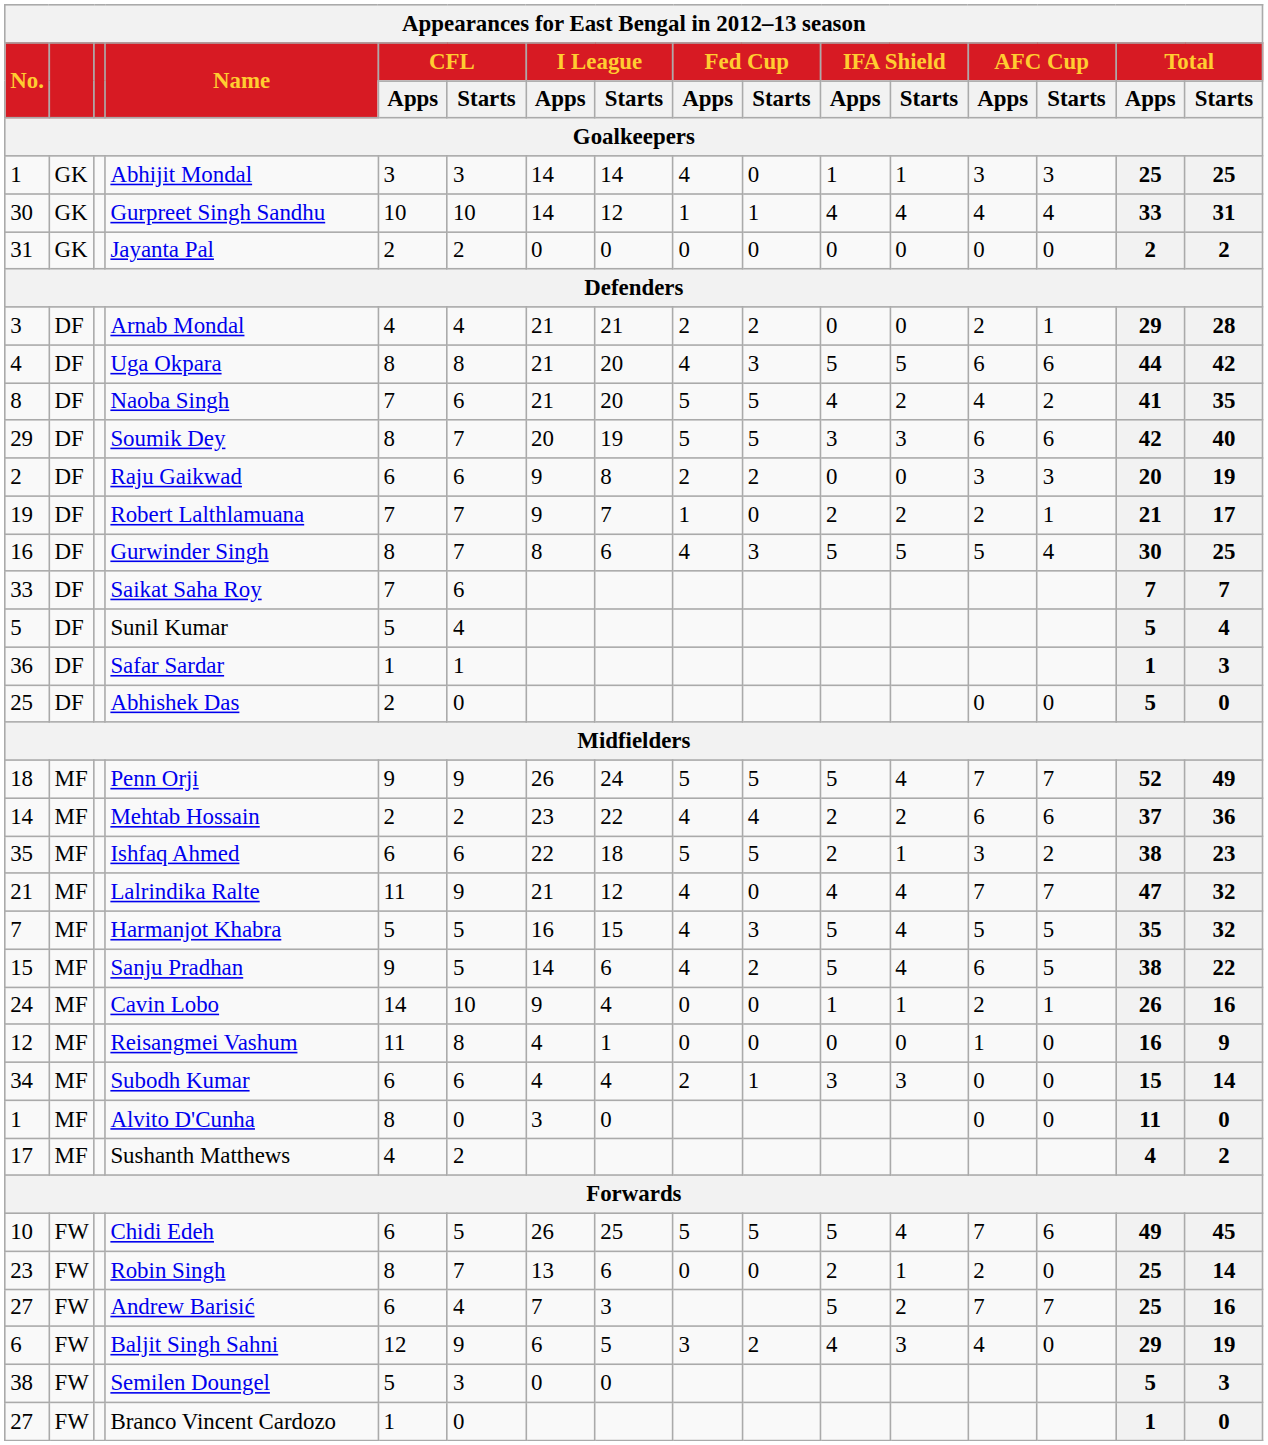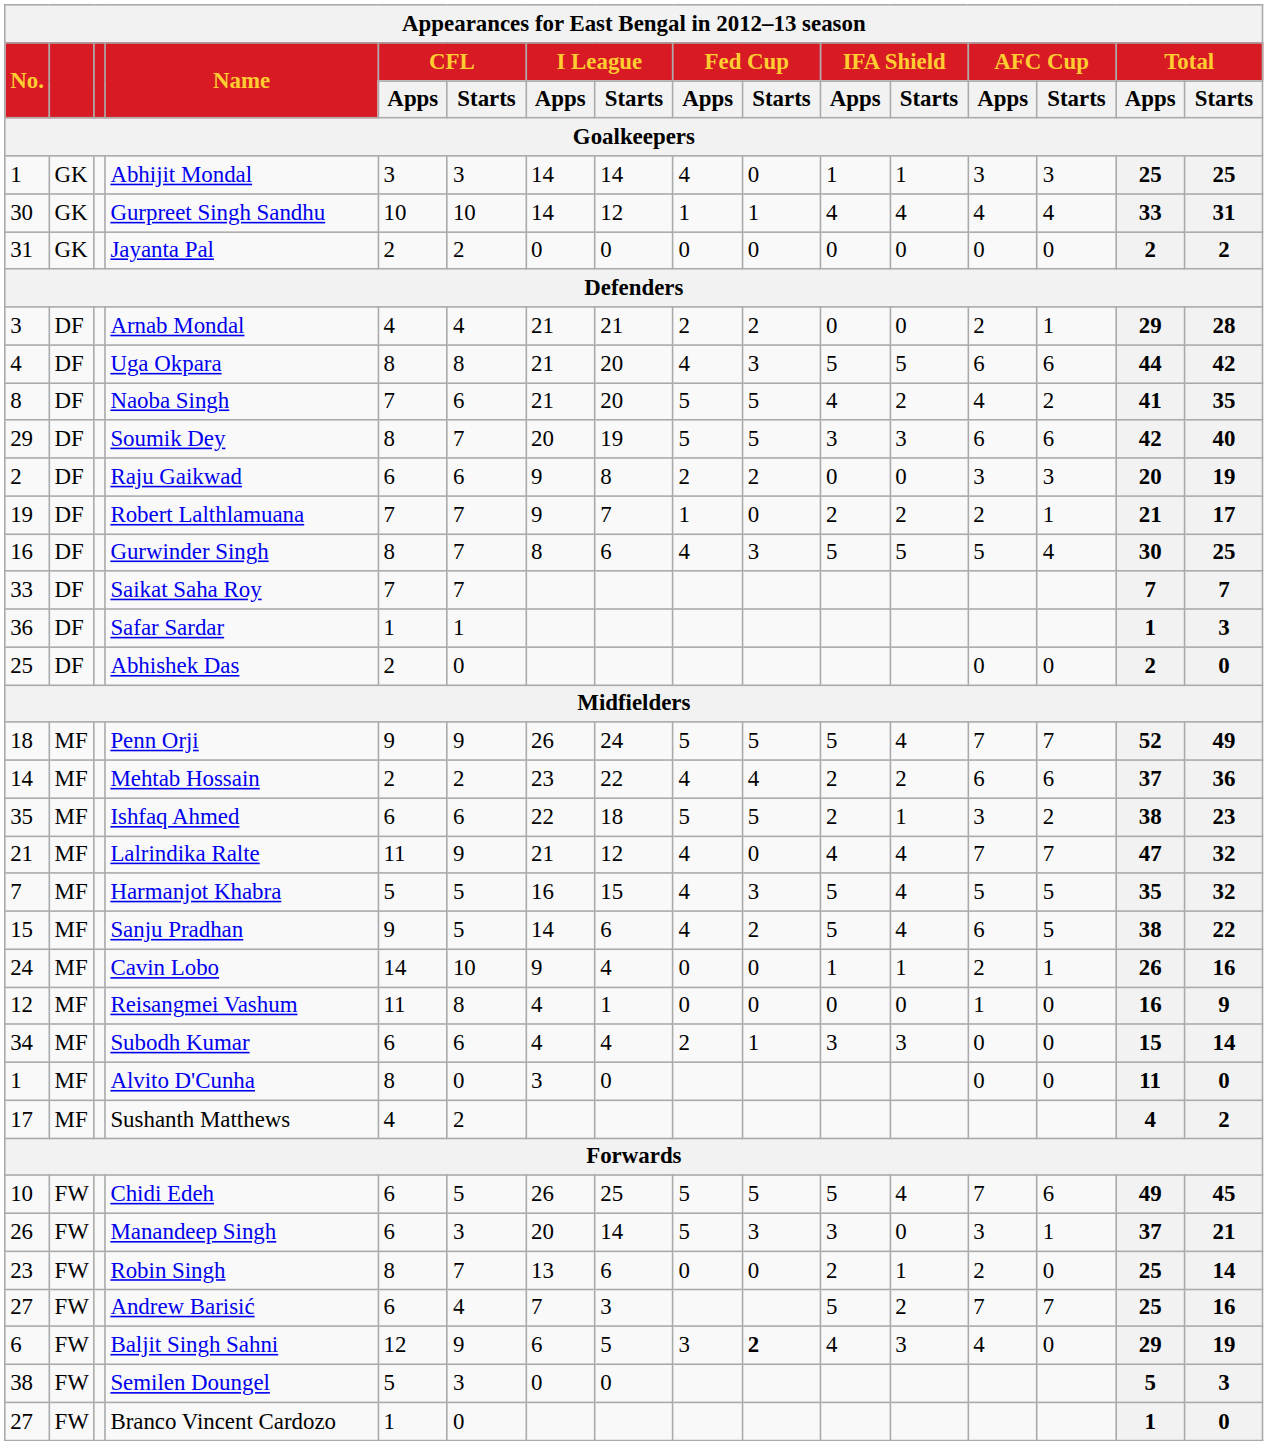(459, 590) 6 -> (459, 590) 7
- row: (169, 627)
(1150, 703) 5 -> (1150, 665) 2
+ row: (193, 1232)
(754, 1345) normal -> (754, 1345) bold
